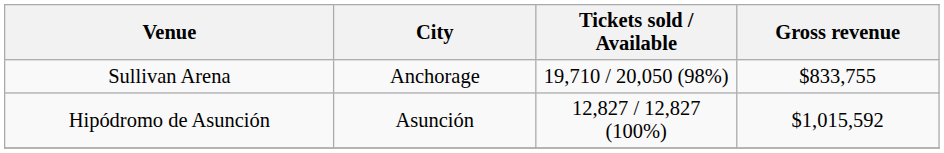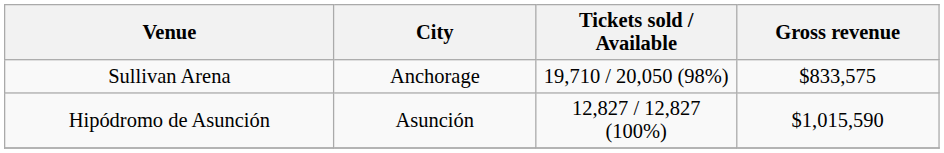(838, 76) $833,755 -> (838, 76) $833,575
(838, 120) $1,015,592 -> (838, 120) $1,015,590
